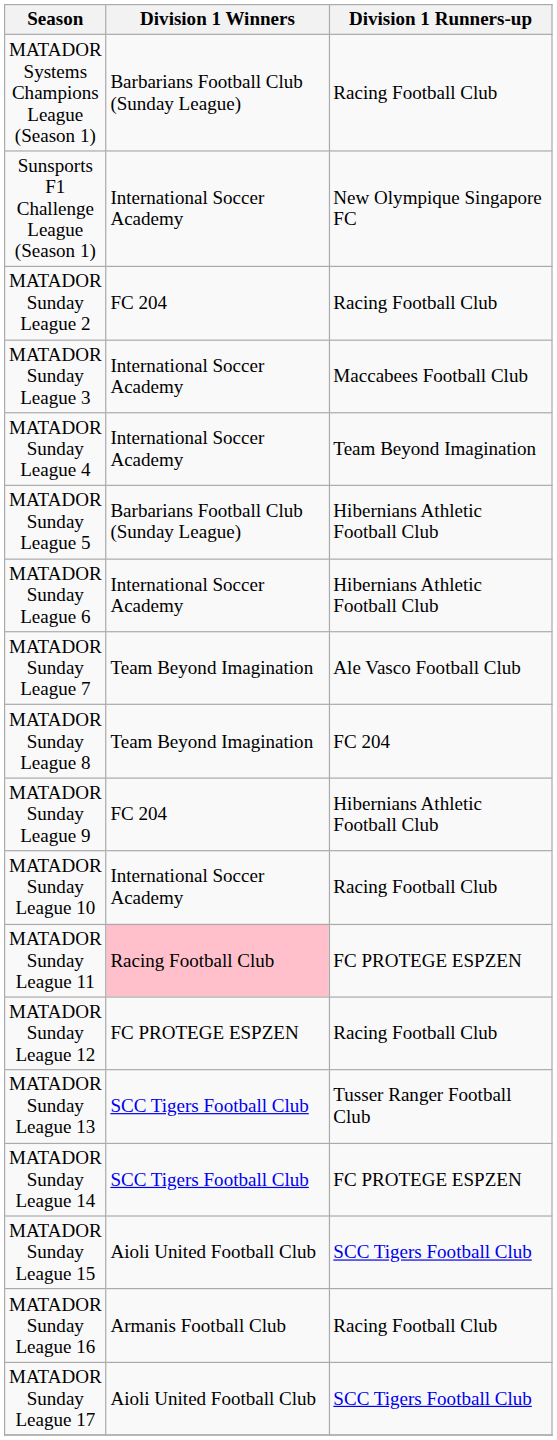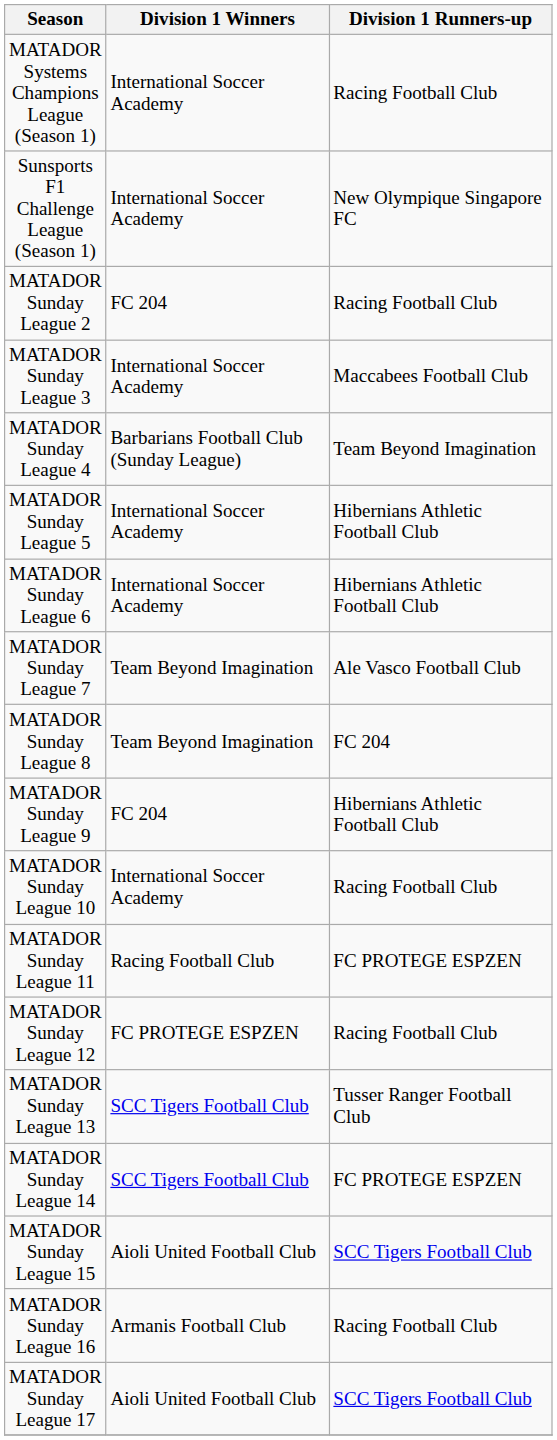(207, 92) Barbarians Football Club (Sunday League) -> (187, 92) International Soccer Academy
(187, 449) International Soccer Academy -> (207, 449) Barbarians Football Club (Sunday League)
(207, 522) Barbarians Football Club (Sunday League) -> (187, 522) International Soccer Academy
(192, 960) pink background -> (192, 960) no background
